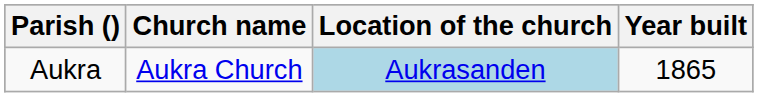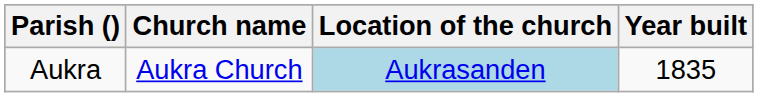(686, 69) 1865 -> (686, 69) 1835
